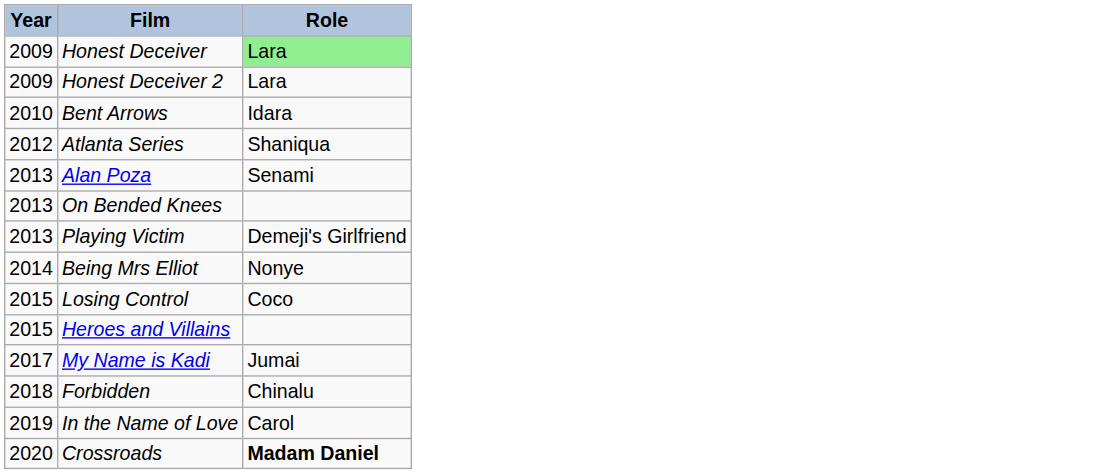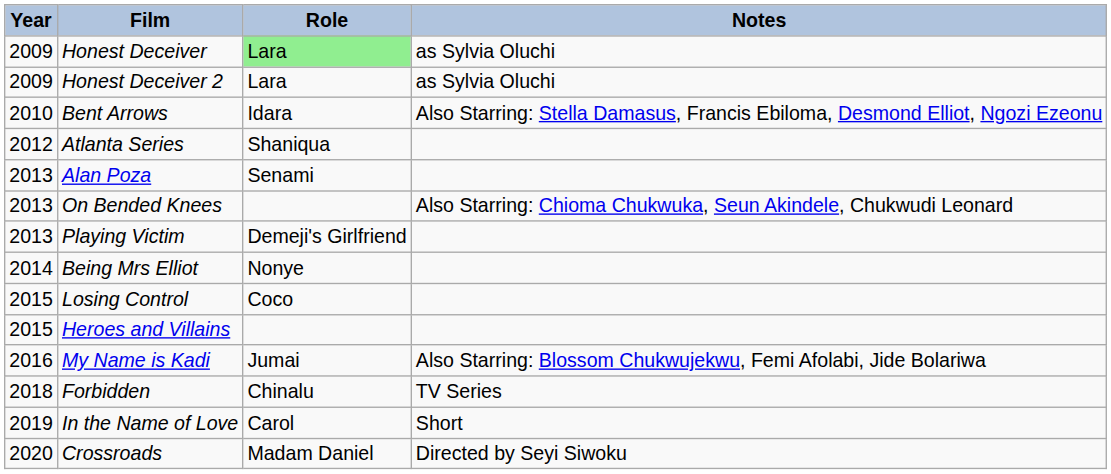+ column: (759, 21)
(31, 361) 2017 -> (31, 361) 2016
(313, 454) bold -> (311, 454) normal
